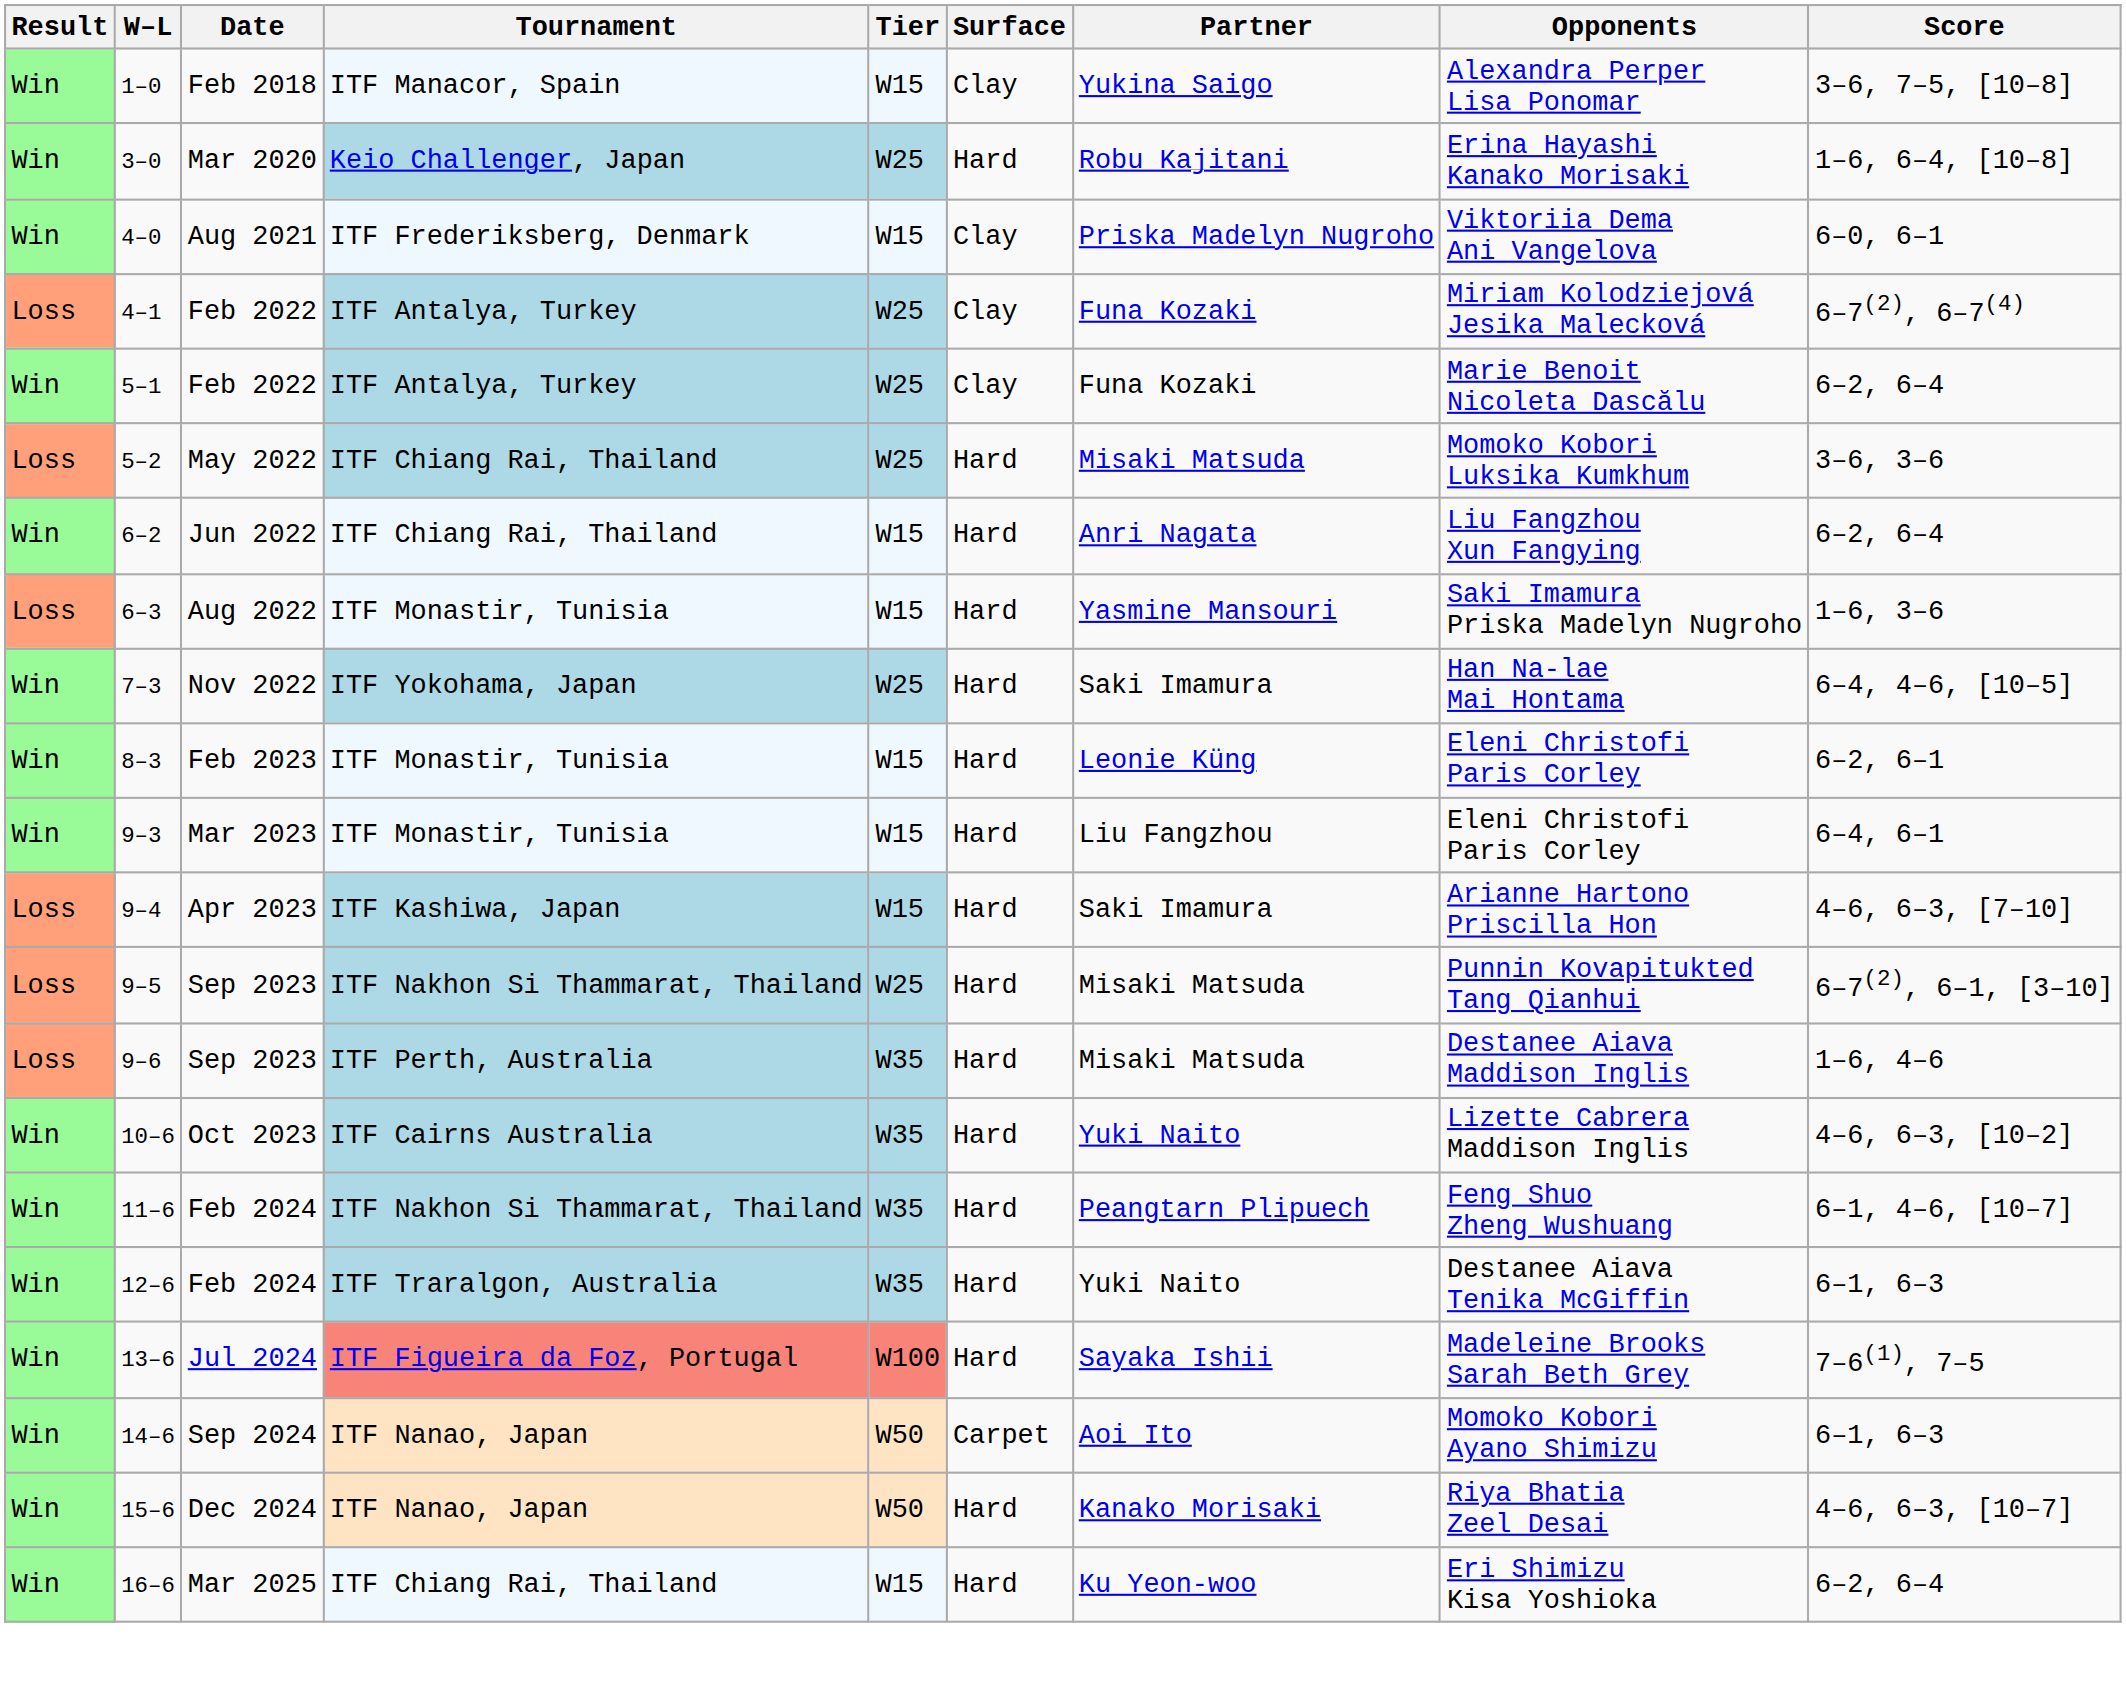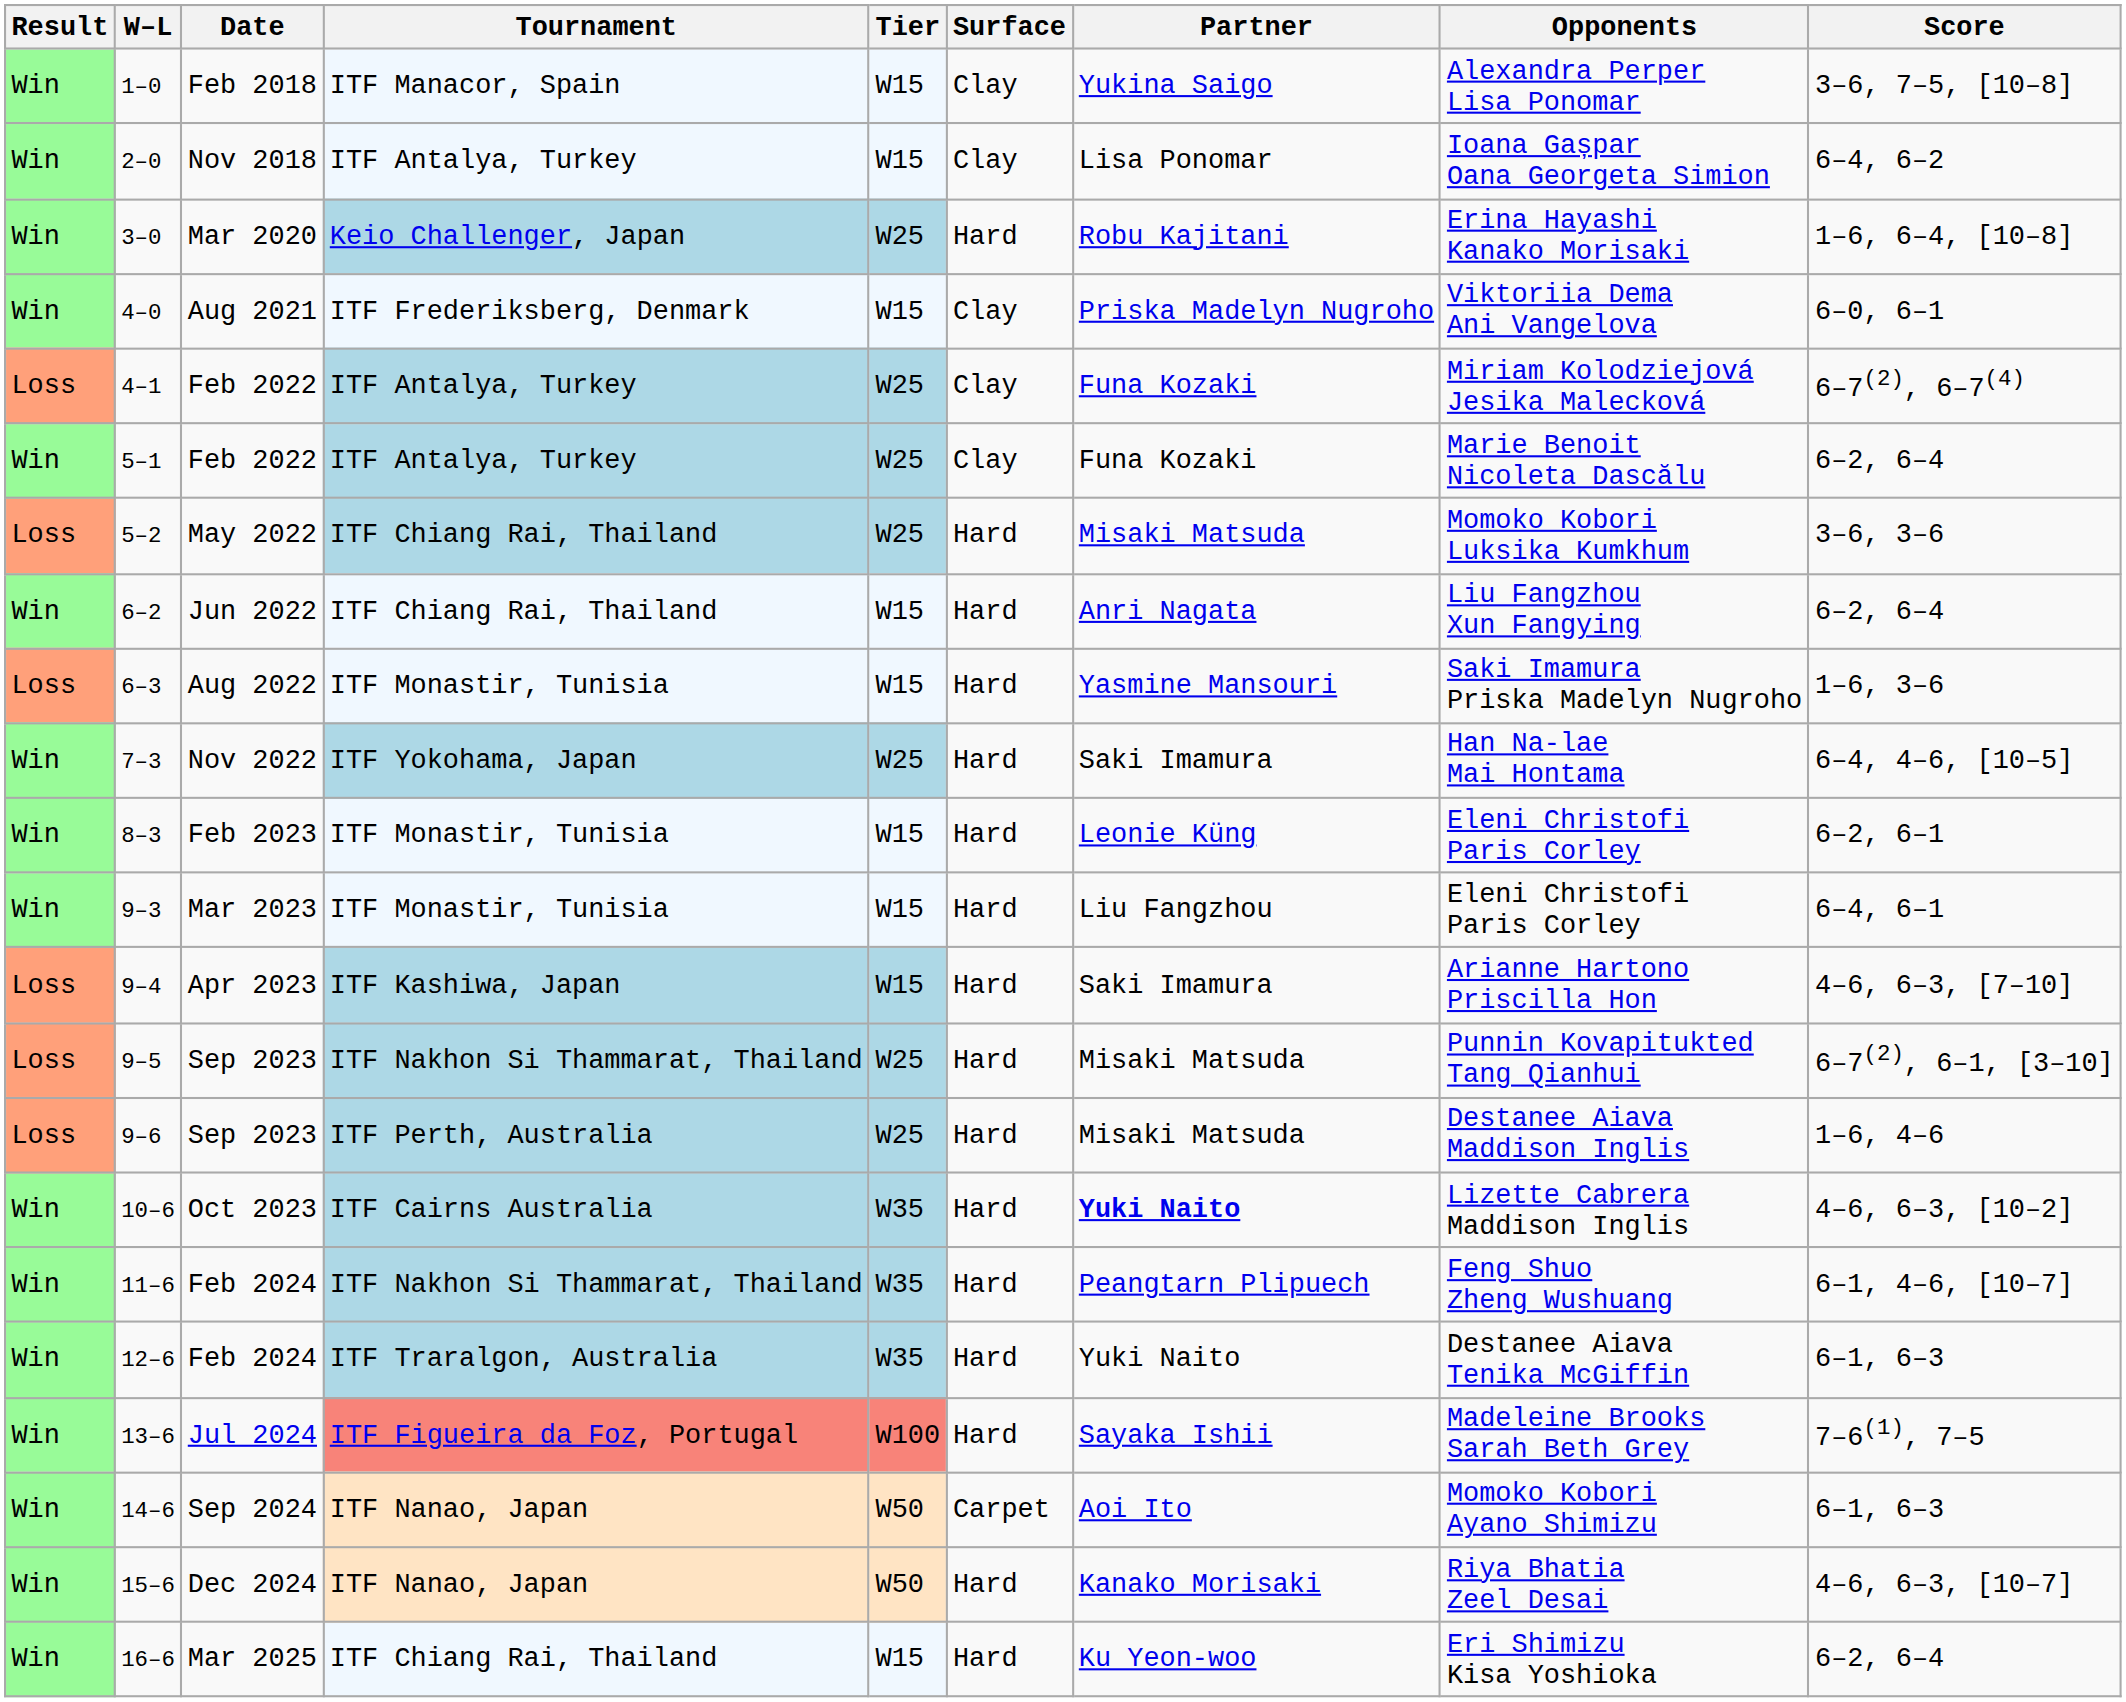+ row: (141, 162)
(900, 1060) W35 -> (900, 1135) W25
(1160, 1135) normal -> (1160, 1210) bold
